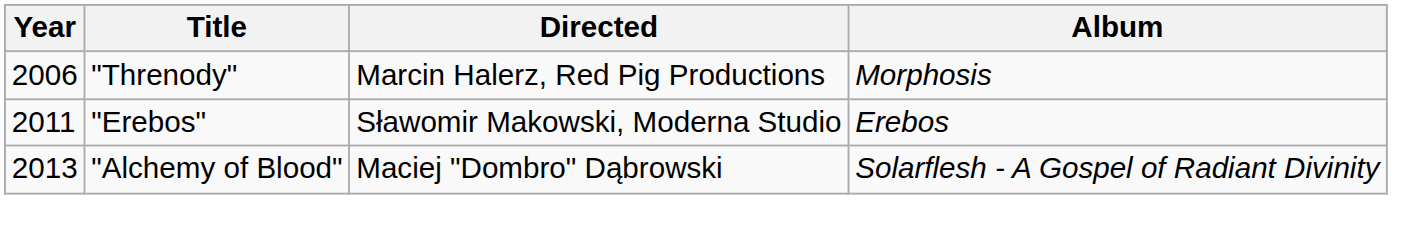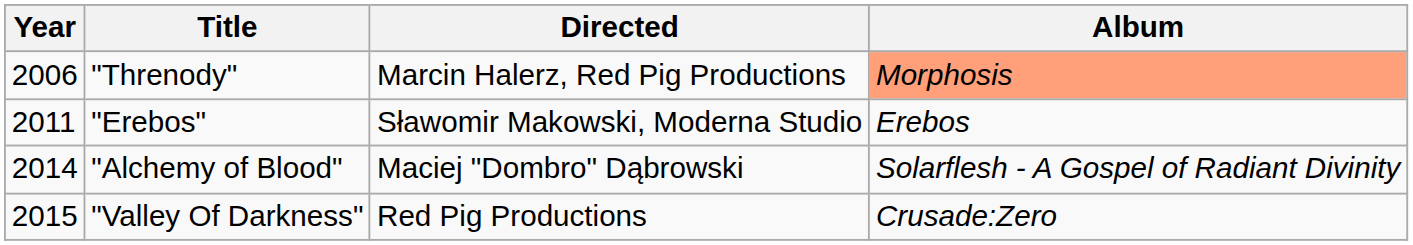(923, 74) no background -> (944, 74) lightsalmon background
(45, 168) 2013 -> (45, 168) 2014
+ row: (227, 215)
